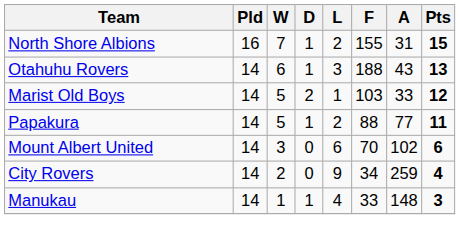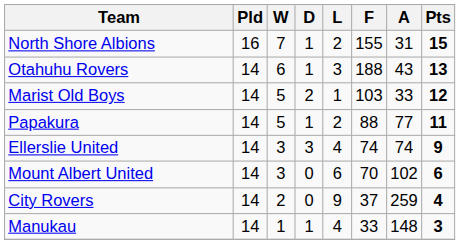+ row: (63, 148)
(369, 174) 34 -> (369, 200) 37
